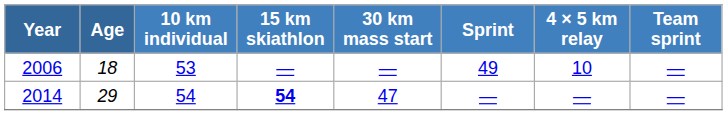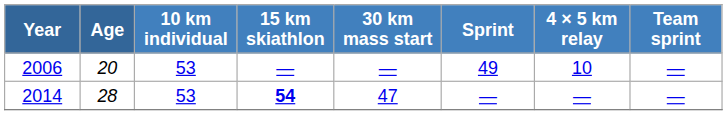(107, 67) 18 -> (107, 67) 20
(107, 96) 29 -> (107, 96) 28
(186, 96) 54 -> (186, 96) 53
